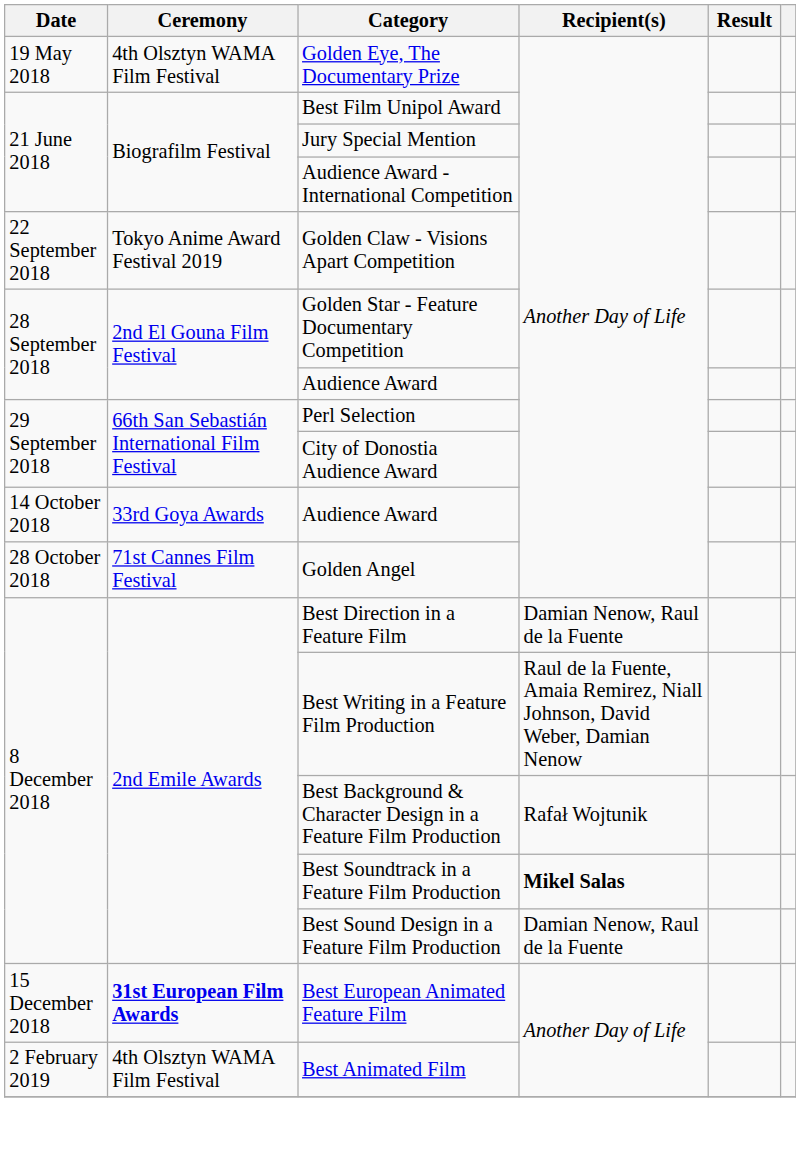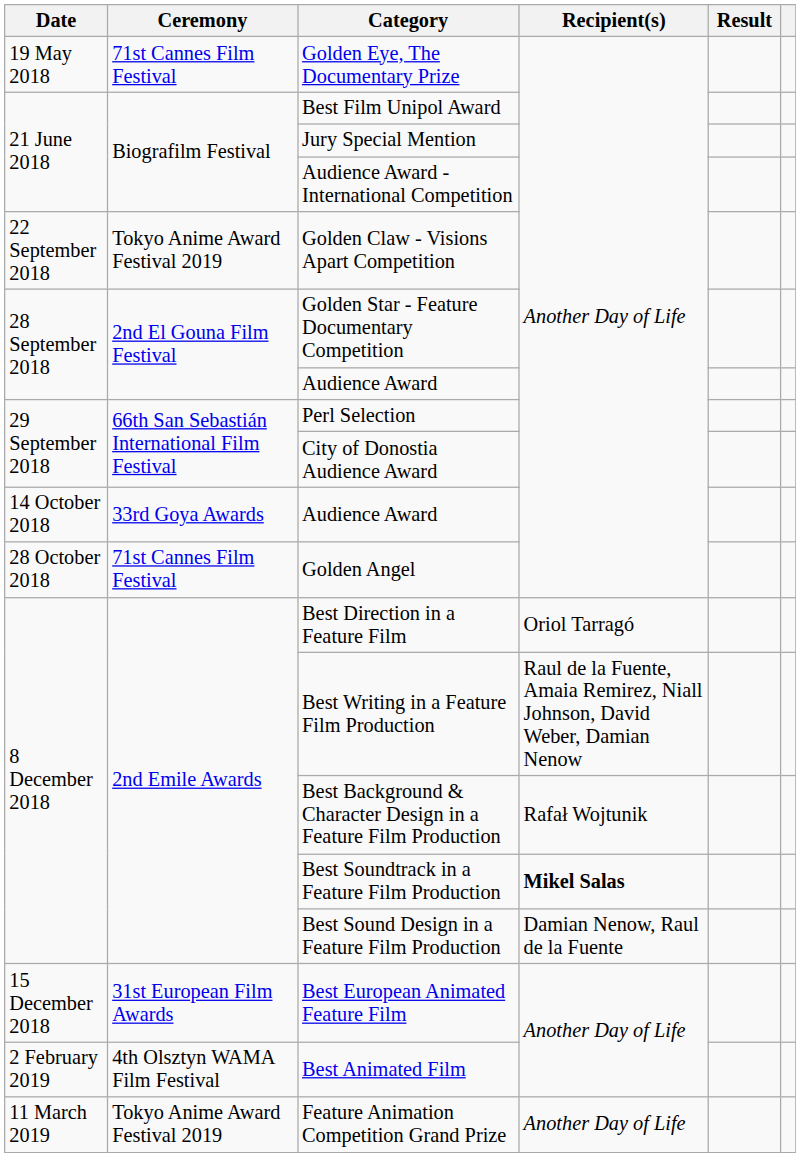(194, 64) 4th Olsztyn WAMA Film Festival -> (183, 64) 71st Cannes Film Festival
(611, 624) Damian Nenow, Raul de la Fuente -> (579, 624) Oriol Tarragó
(198, 1002) bold -> (192, 1002) normal
+ row: (48, 1124)
